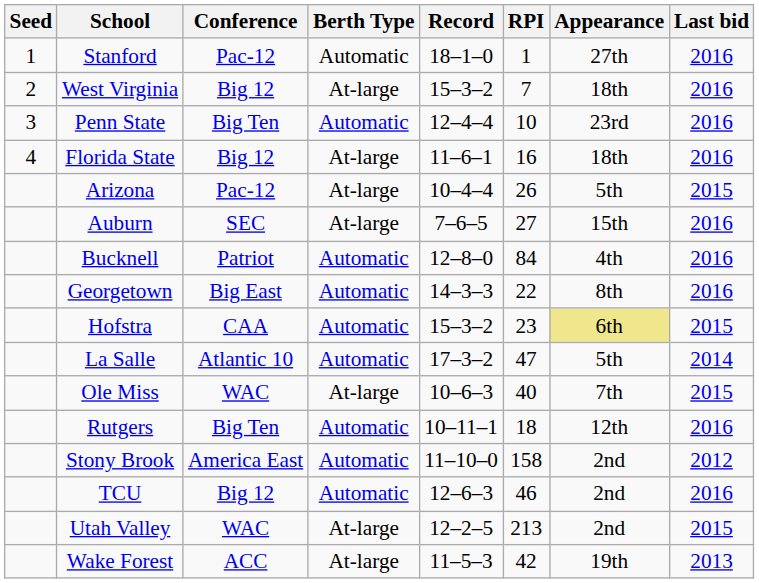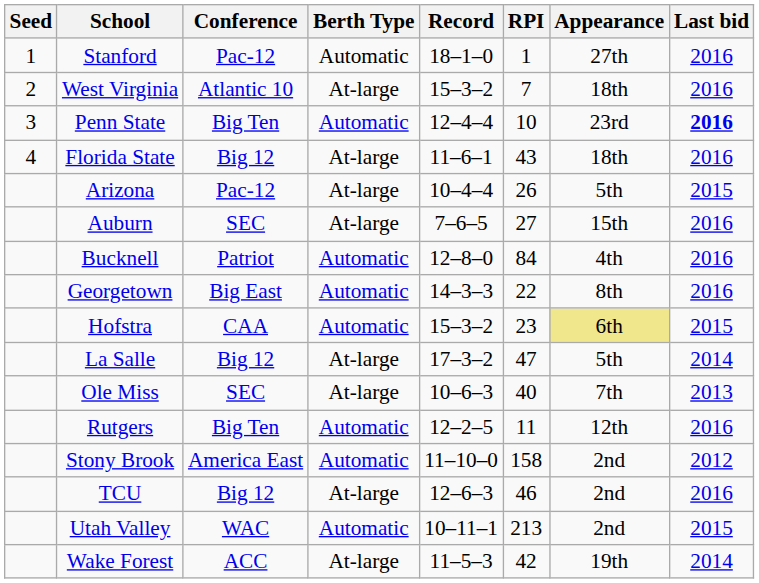(246, 88) Big 12 -> (246, 88) Atlantic 10
(712, 122) normal -> (712, 122) bold
(526, 156) 16 -> (526, 156) 43
(246, 358) Atlantic 10 -> (246, 358) Big 12
(364, 358) Automatic -> (364, 358) At-large
(246, 392) WAC -> (246, 392) SEC
(712, 392) 2015 -> (712, 392) 2013
(461, 426) 10–11–1 -> (461, 426) 12–2–5
(526, 426) 18 -> (526, 426) 11
(364, 493) Automatic -> (364, 493) At-large
(364, 527) At-large -> (364, 527) Automatic
(461, 527) 12–2–5 -> (461, 527) 10–11–1
(712, 561) 2013 -> (712, 561) 2014
